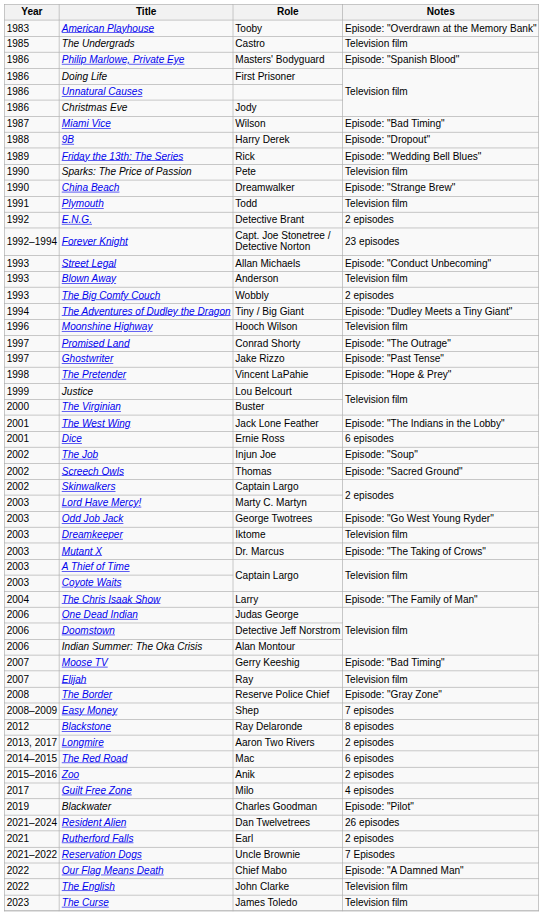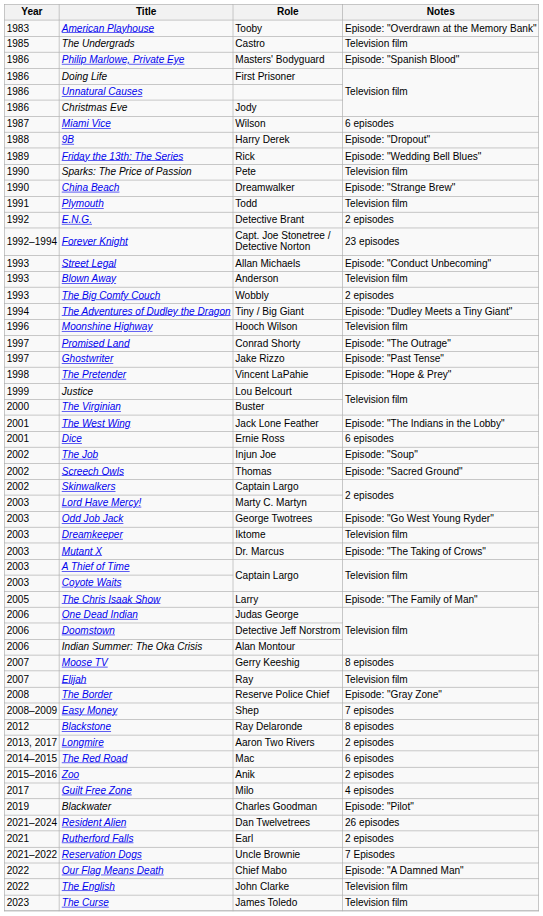(395, 124) Episode: "Bad Timing" -> (369, 124) 6 episodes
(18, 599) 2004 -> (18, 599) 2005
(395, 663) Episode: "Bad Timing" -> (369, 663) 8 episodes
